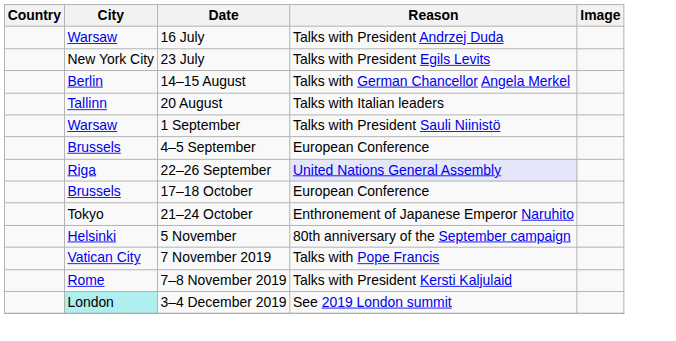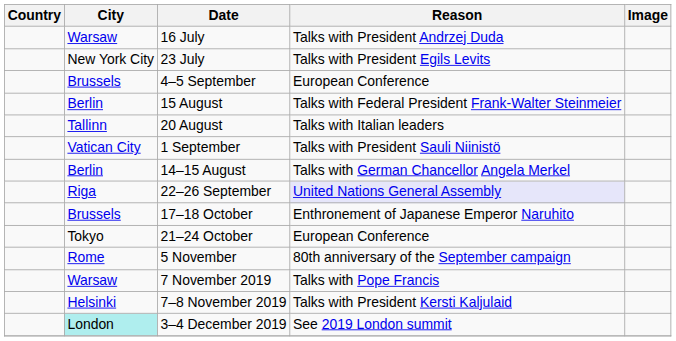rows swapped: (203, 81) <-> (208, 147)
+ row: (191, 103)
(92, 125) Warsaw -> (104, 147) Vatican City
(361, 192) European Conference -> (433, 214) Enthronement of Japanese Emperor Naruhito
(433, 214) Enthronement of Japanese Emperor Naruhito -> (361, 236) European Conference
(92, 236) Helsinki -> (86, 258) Rome
(104, 258) Vatican City -> (92, 280) Warsaw
(86, 280) Rome -> (92, 302) Helsinki
